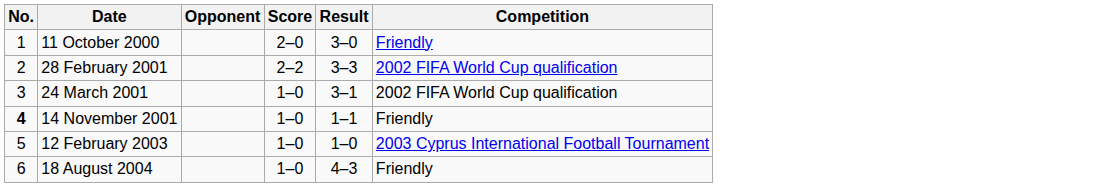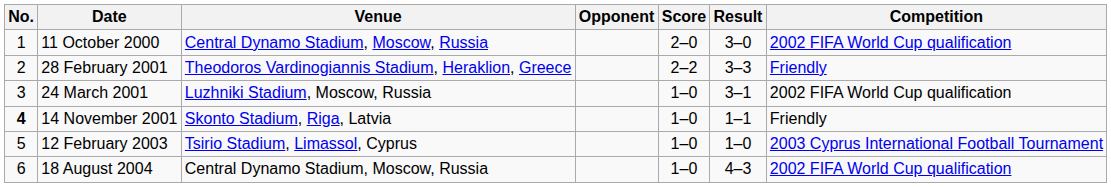+ column: (378, 17)
(404, 42) Friendly -> (891, 42) 2002 FIFA World Cup qualification
(497, 67) 2002 FIFA World Cup qualification -> (798, 67) Friendly
(404, 169) Friendly -> (891, 169) 2002 FIFA World Cup qualification
